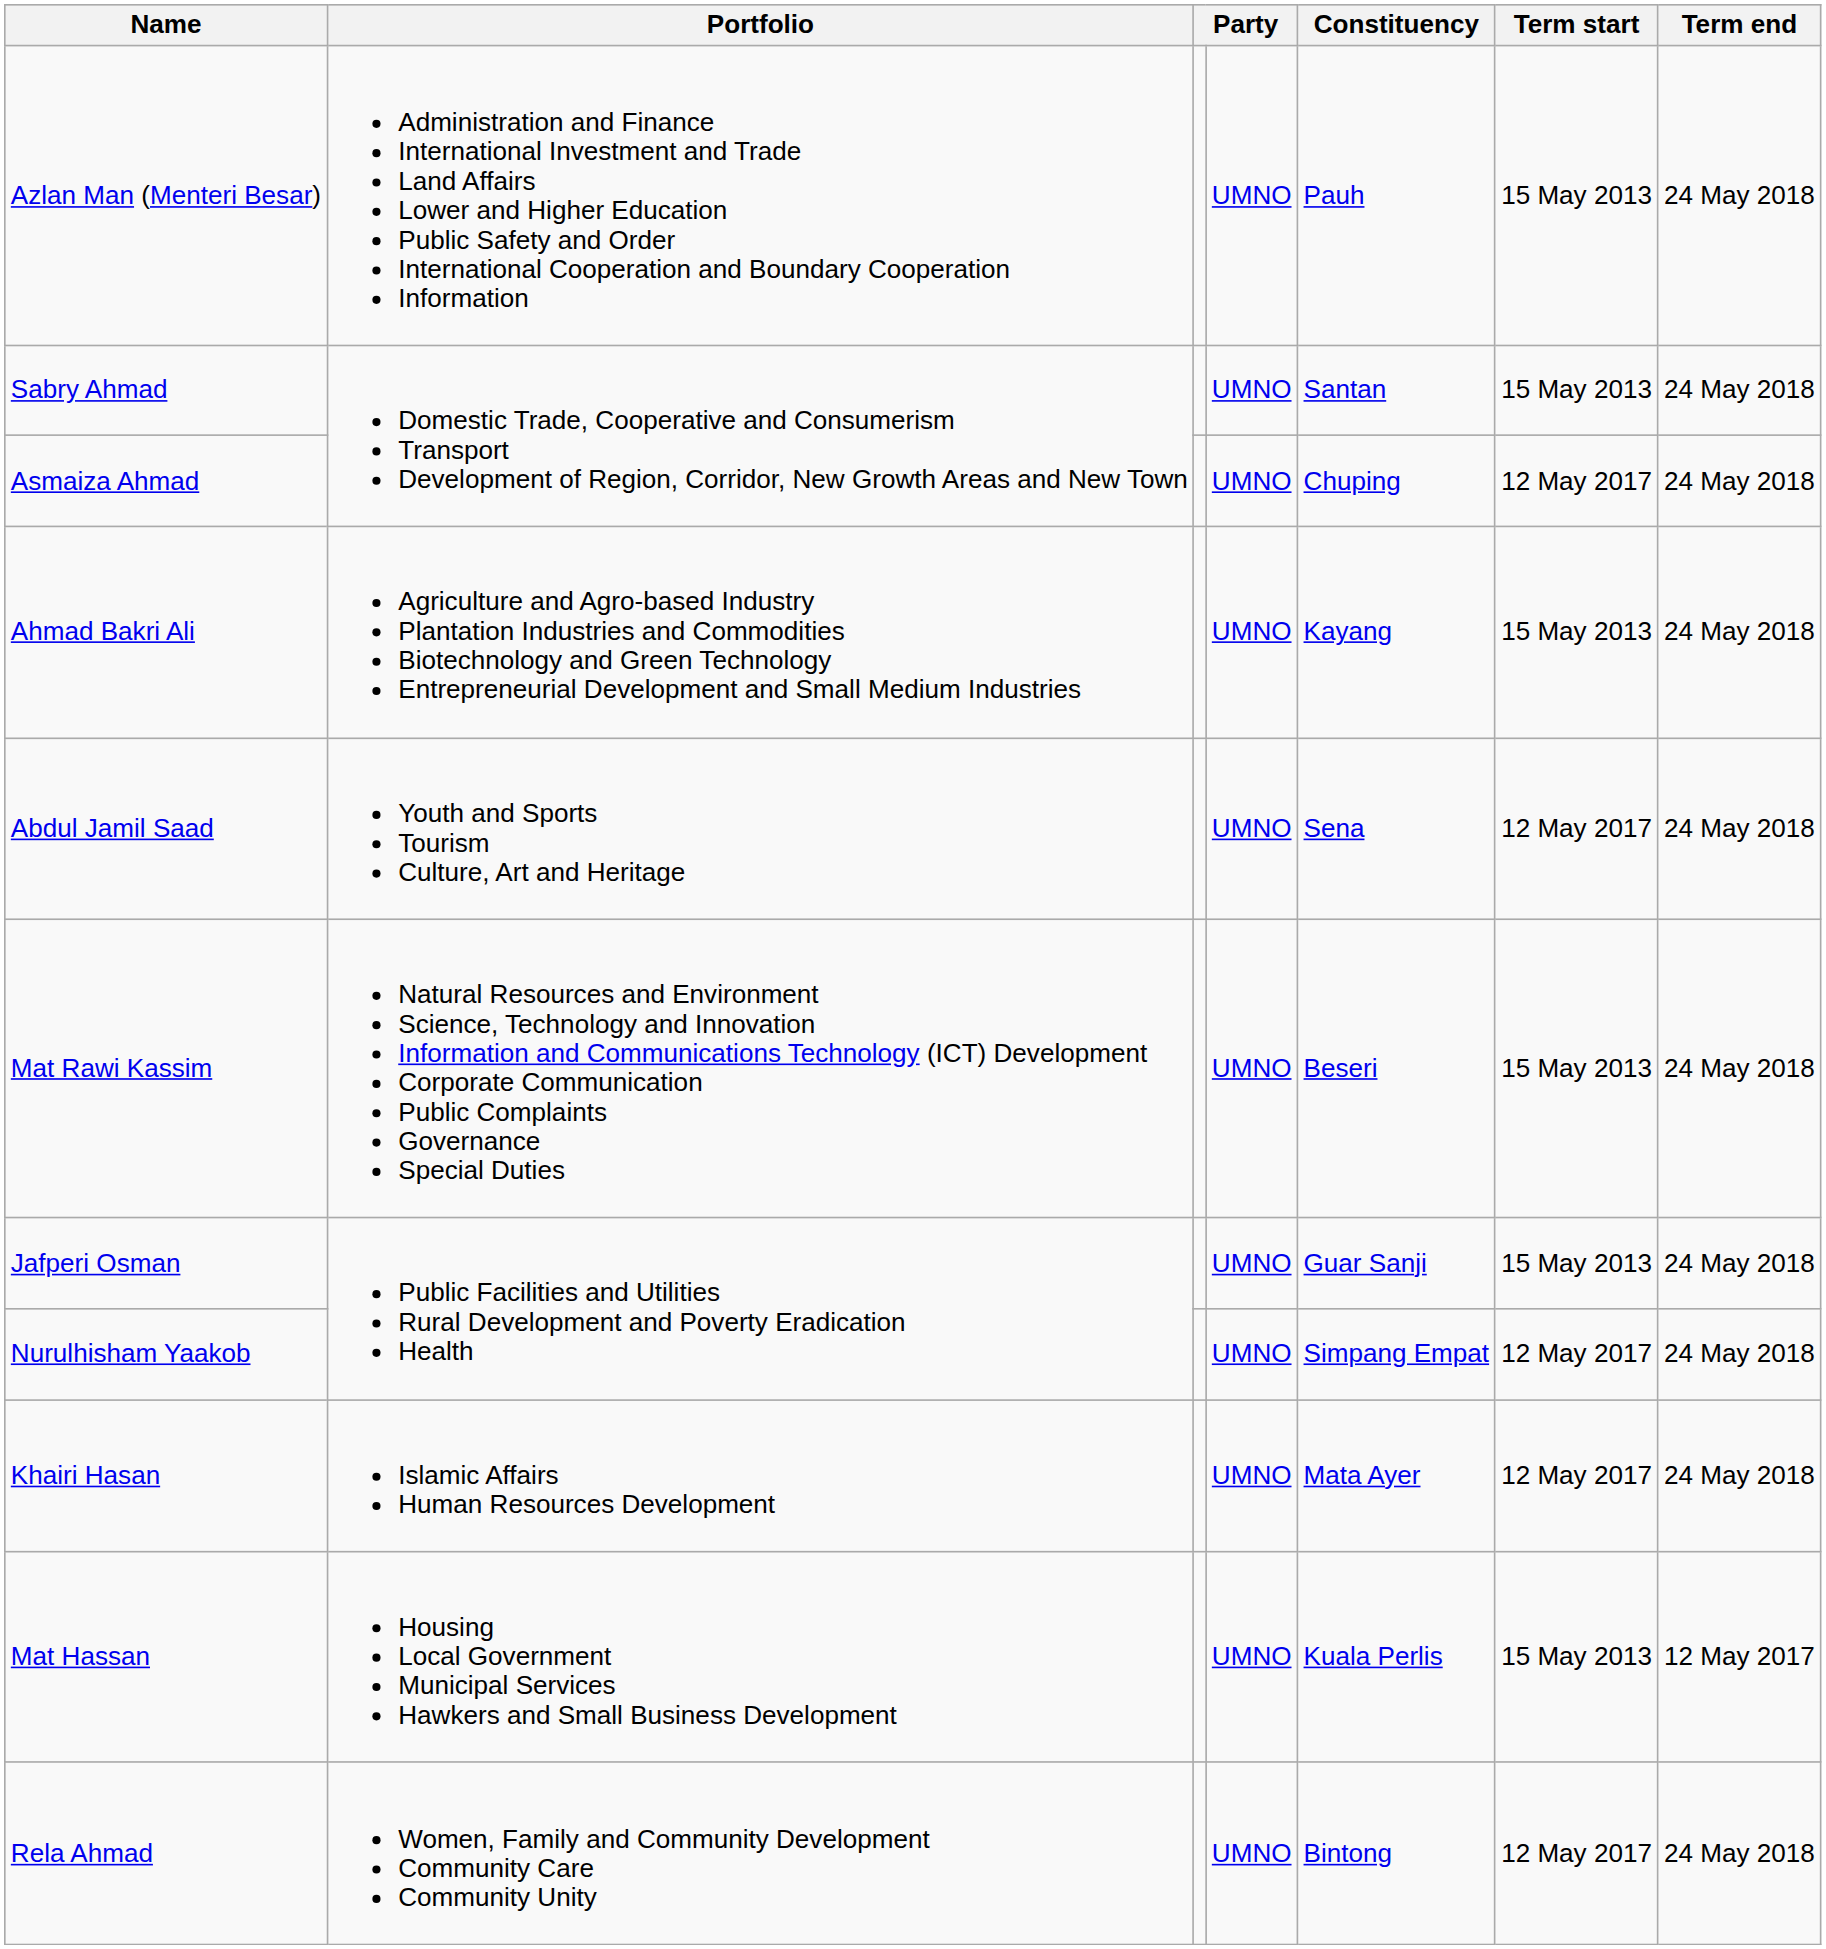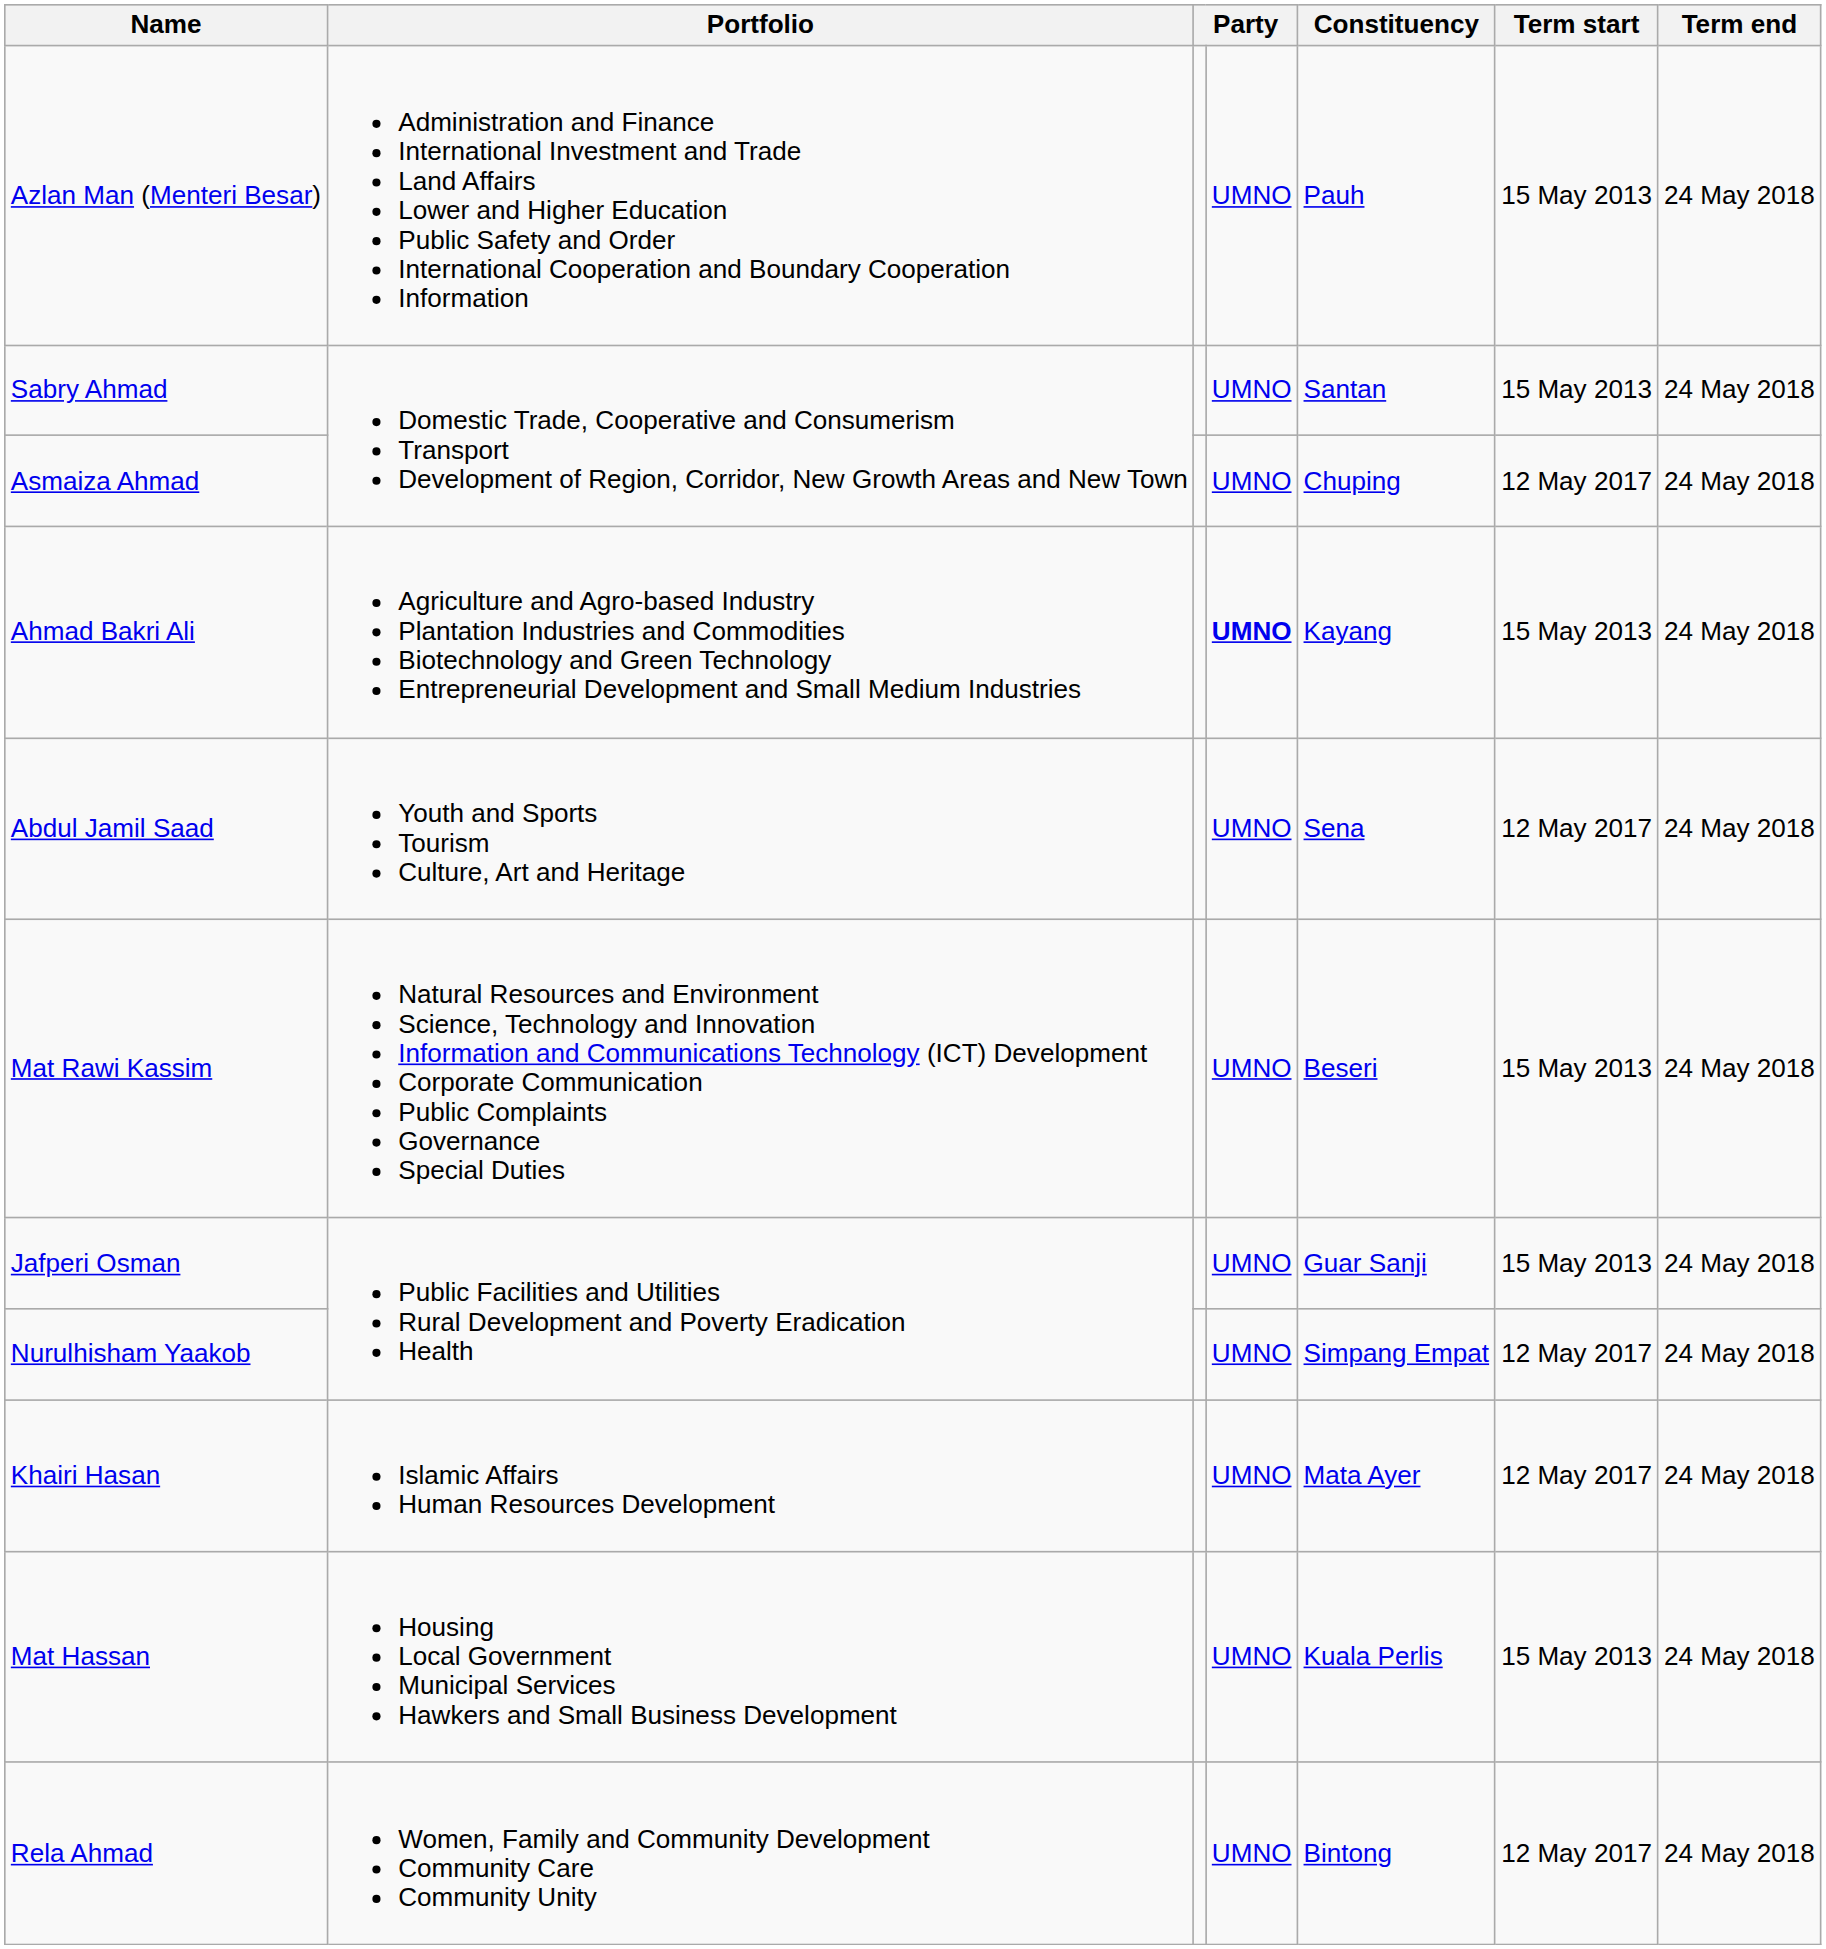(1252, 631) normal -> (1252, 631) bold
(1739, 1656) 12 May 2017 -> (1739, 1656) 24 May 2018
